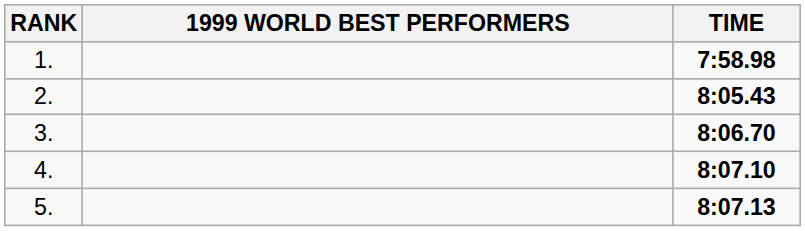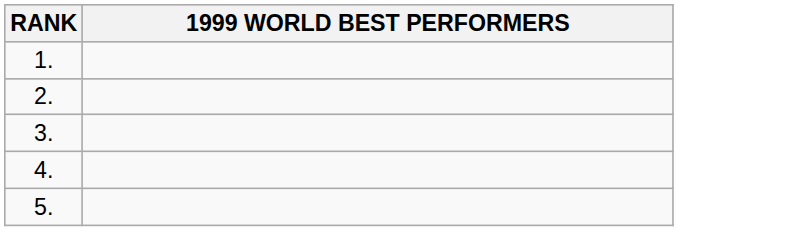- column: (736, 24)
